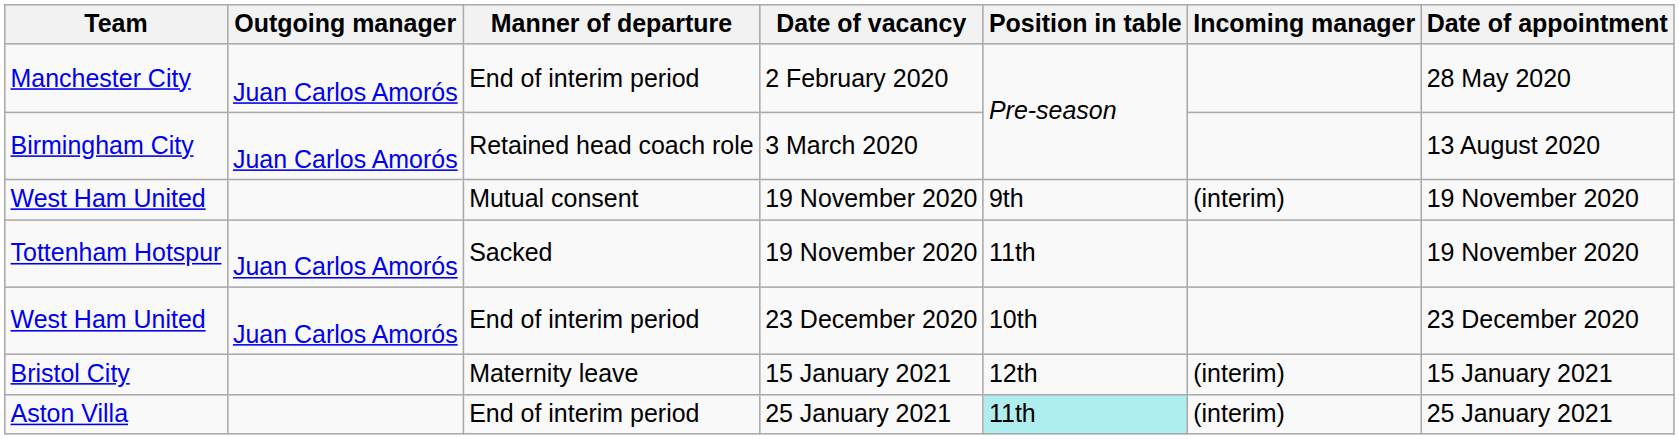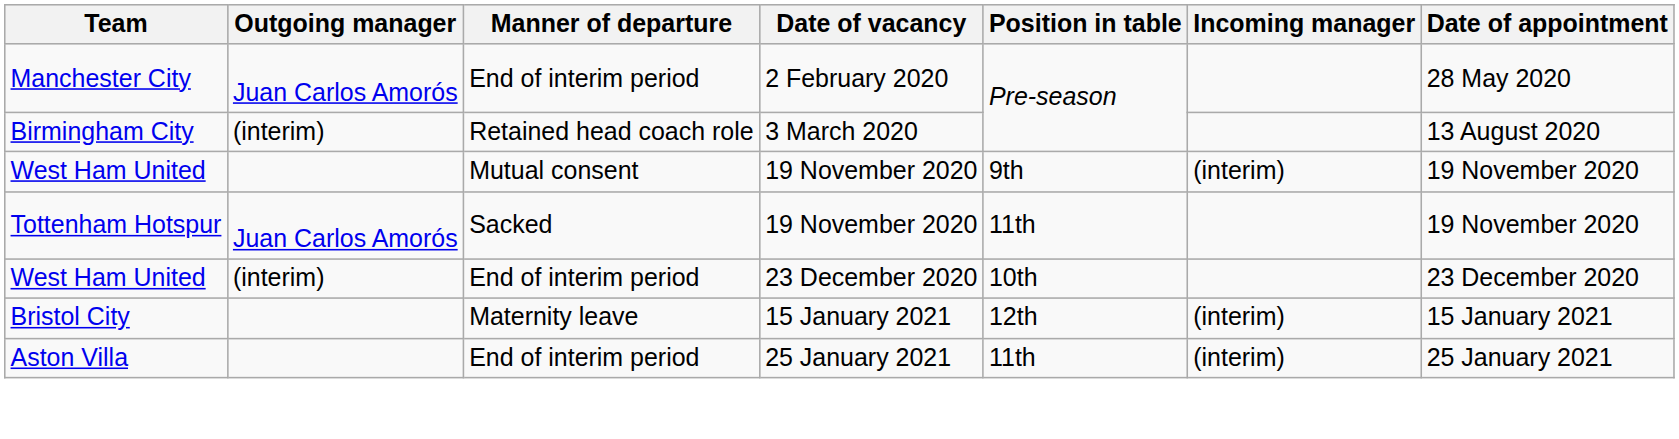(345, 159) Juan Carlos Amorós -> (279, 131) (interim)
(345, 334) Juan Carlos Amorós -> (279, 278) (interim)
(1012, 413) paleturquoise background -> (1012, 357) no background
